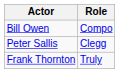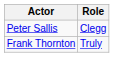- row: (28, 28)
